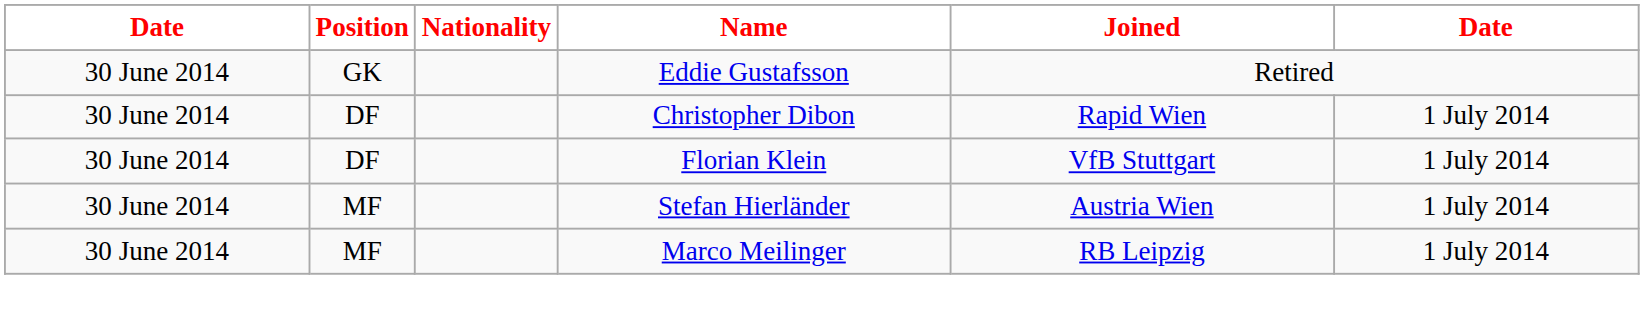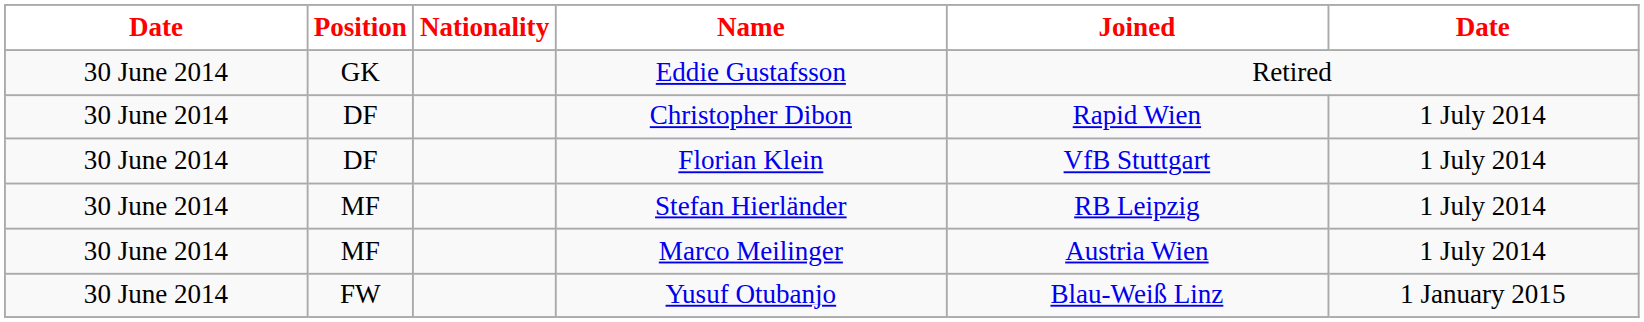(1142, 205) Austria Wien -> (1137, 205) RB Leipzig
(1142, 250) RB Leipzig -> (1137, 250) Austria Wien
+ row: (751, 295)
